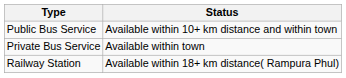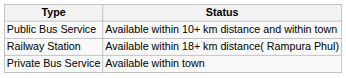rows swapped: (54, 47) <-> (44, 64)
